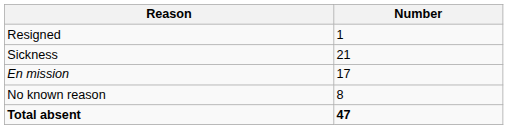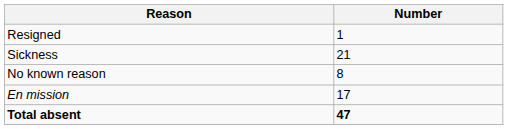rows swapped: (56, 94) <-> (38, 74)
